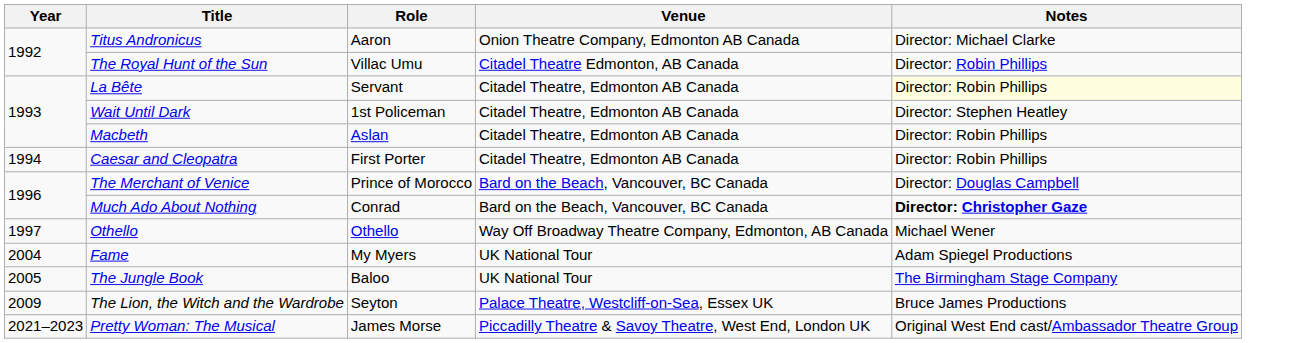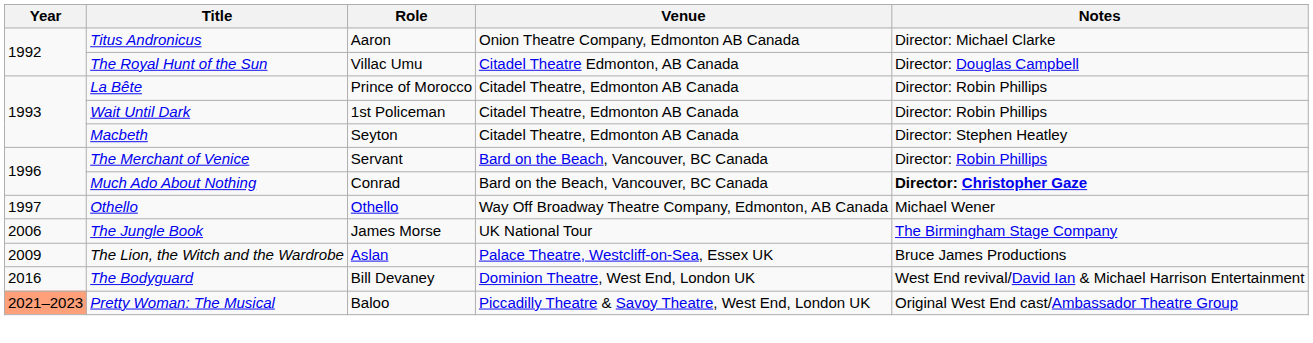(971, 64) Director: Robin Phillips -> (987, 64) Director: Douglas Campbell
(377, 87) Servant -> (411, 87) Prince of Morocco
(971, 87) lightyellow background -> (971, 87) no background
(981, 111) Director: Stephen Heatley -> (971, 111) Director: Robin Phillips
(370, 135) Aslan -> (374, 135) Seyton
(971, 135) Director: Robin Phillips -> (981, 135) Director: Stephen Heatley
- row: (164, 159)
(411, 183) Prince of Morocco -> (377, 159) Servant
(987, 183) Director: Douglas Campbell -> (971, 159) Director: Robin Phillips
- row: (109, 254)
(25, 278) 2005 -> (25, 231) 2006
(370, 278) Baloo -> (396, 231) James Morse
(374, 302) Seyton -> (370, 254) Aslan
+ row: (142, 278)
(46, 326) no background -> (46, 302) lightsalmon background
(396, 326) James Morse -> (370, 302) Baloo
